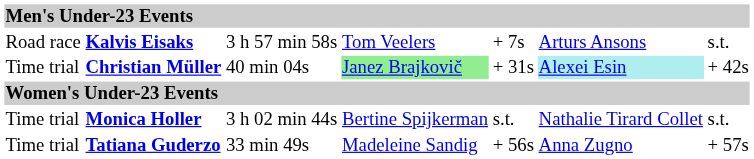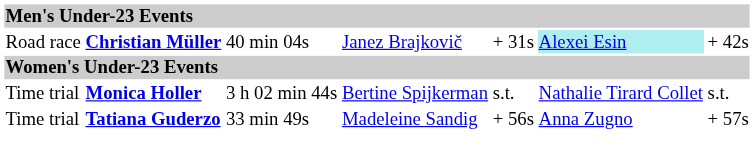- row: (139, 41)
(42, 67) Time trial -> (43, 41) Road race
(402, 67) lightgreen background -> (402, 41) no background
